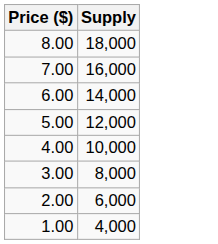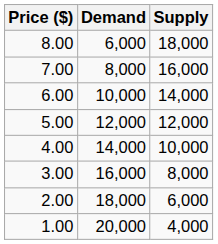+ column: (113, 17)
